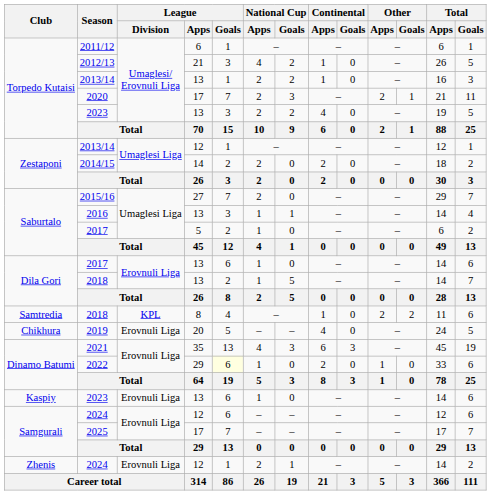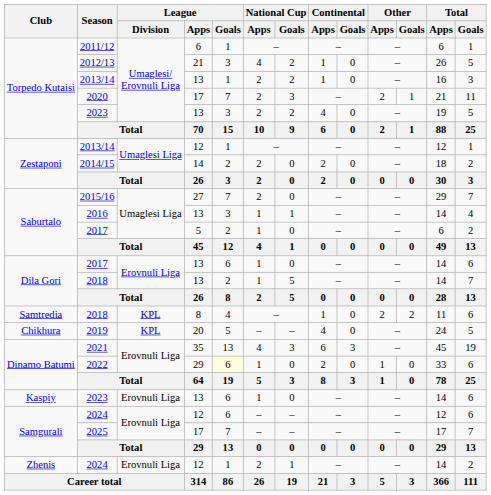(151, 331) Erovnuli Liga -> (151, 331) KPL
